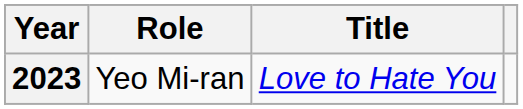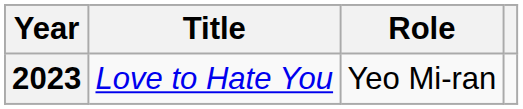columns swapped: (378, 29) <-> (170, 29)
